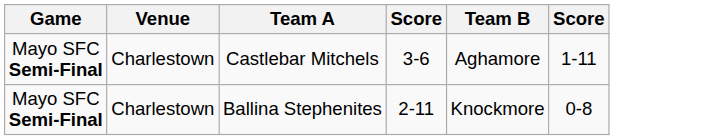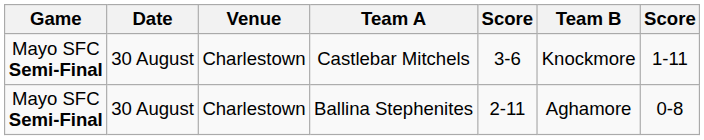+ column: (153, 19)
(498, 59) Aghamore -> (589, 59) Knockmore
(498, 109) Knockmore -> (589, 109) Aghamore
